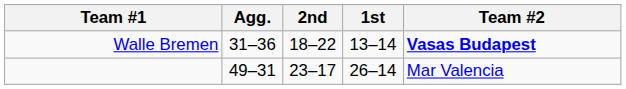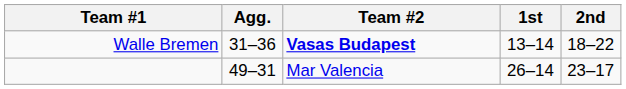columns swapped: (512, 17) <-> (313, 17)
